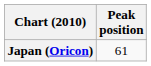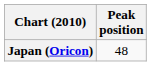(121, 50) 61 -> (121, 50) 48
